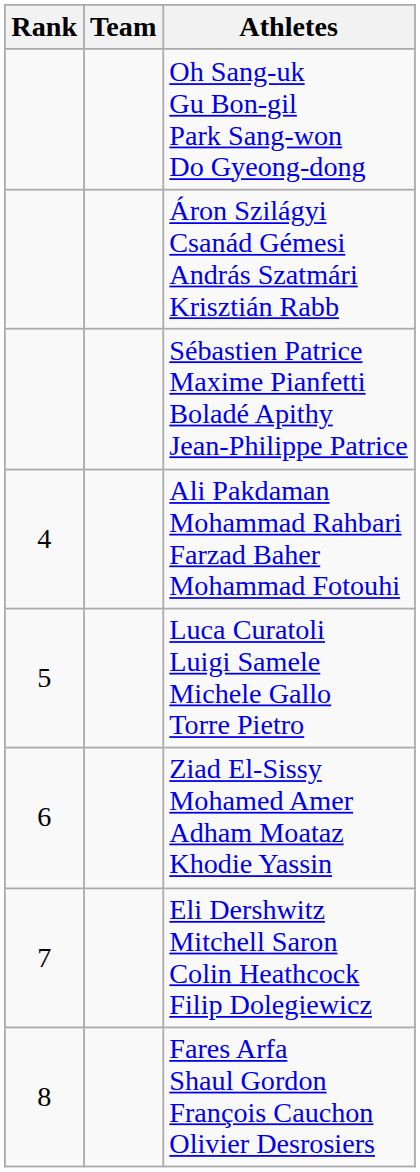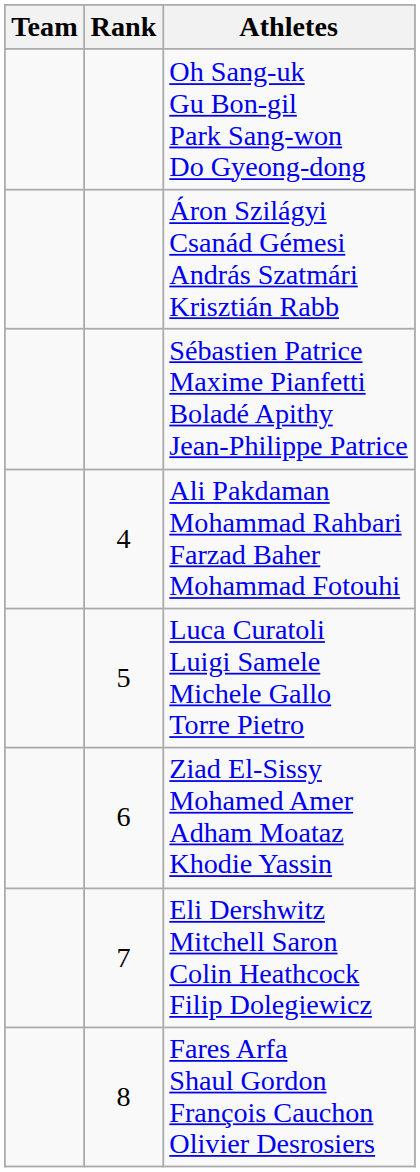columns swapped: (44, 26) <-> (123, 26)
